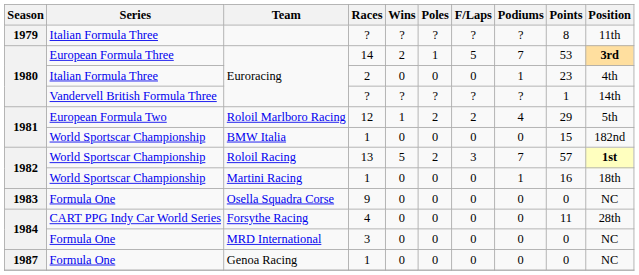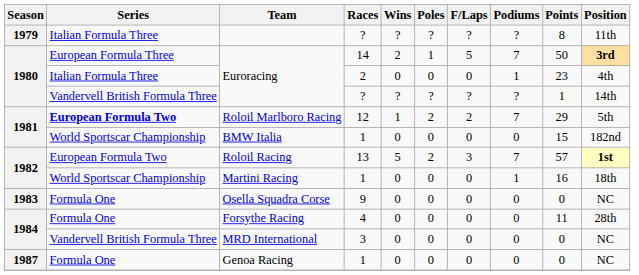(566, 55) 53 -> (562, 55) 50
(108, 117) normal -> (113, 117) bold
(521, 117) 4 -> (516, 117) 7
(127, 158) World Sportscar Championship -> (108, 158) European Formula Two
(135, 219) CART PPG Indy Car World Series -> (82, 219) Formula One
(82, 239) Formula One -> (133, 239) Vandervell British Formula Three
